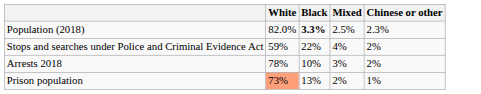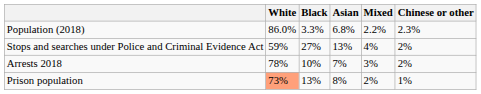+ column: (346, 13)
(282, 30) 82.0% -> (282, 30) 86.0%
(313, 30) bold -> (312, 30) normal
(344, 30) 2.5% -> (375, 30) 2.2%
(311, 47) 22% -> (311, 47) 27%
